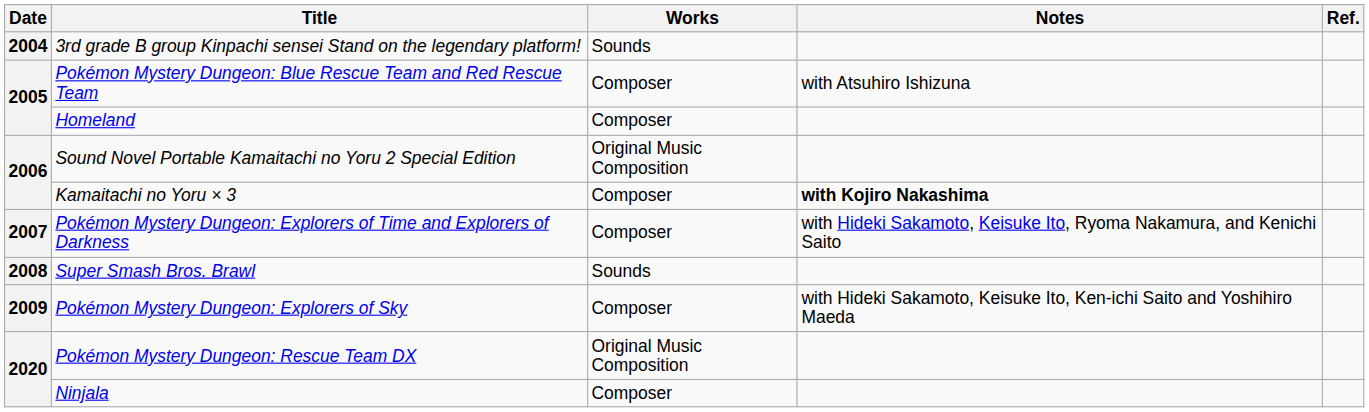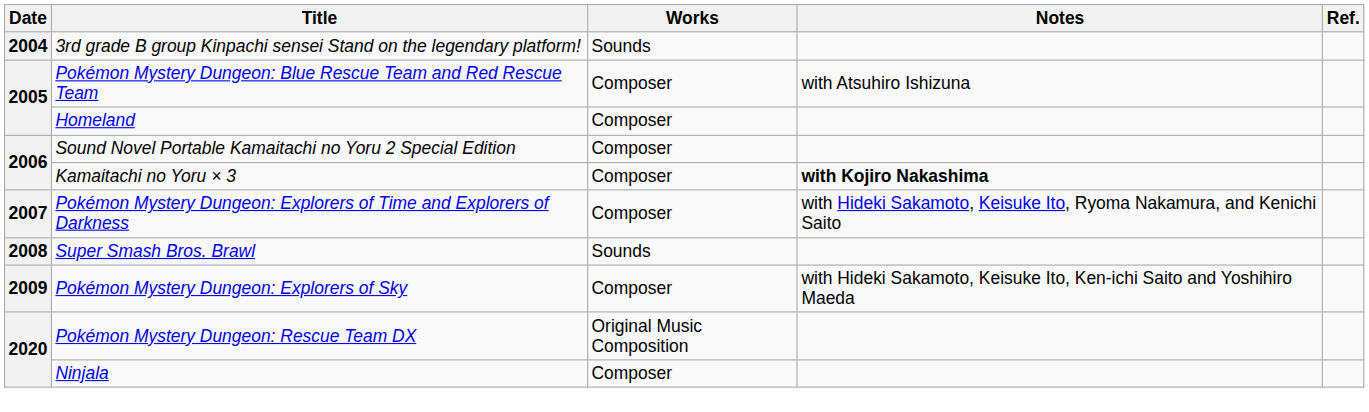(647, 158) Original Music Composition -> (632, 148) Composer
